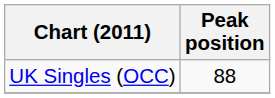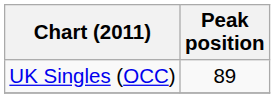(225, 76) 88 -> (225, 76) 89
